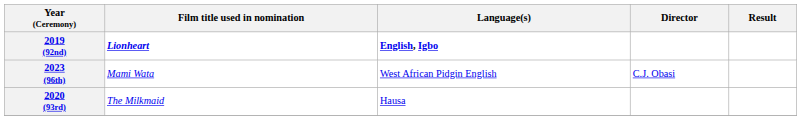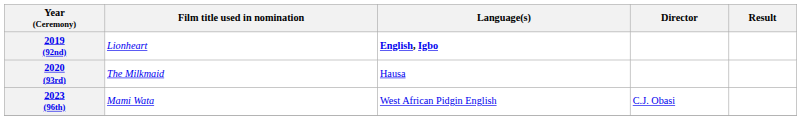(128, 46) bold -> (127, 46) normal
rows swapped: (54, 101) <-> (54, 73)
